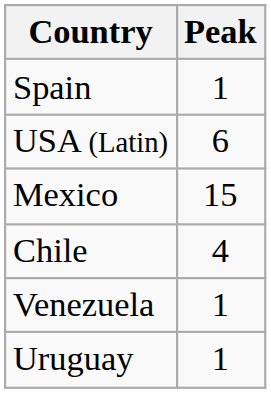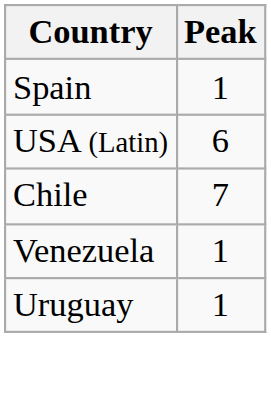- row: (66, 195)
(220, 250) 4 -> (220, 195) 7
